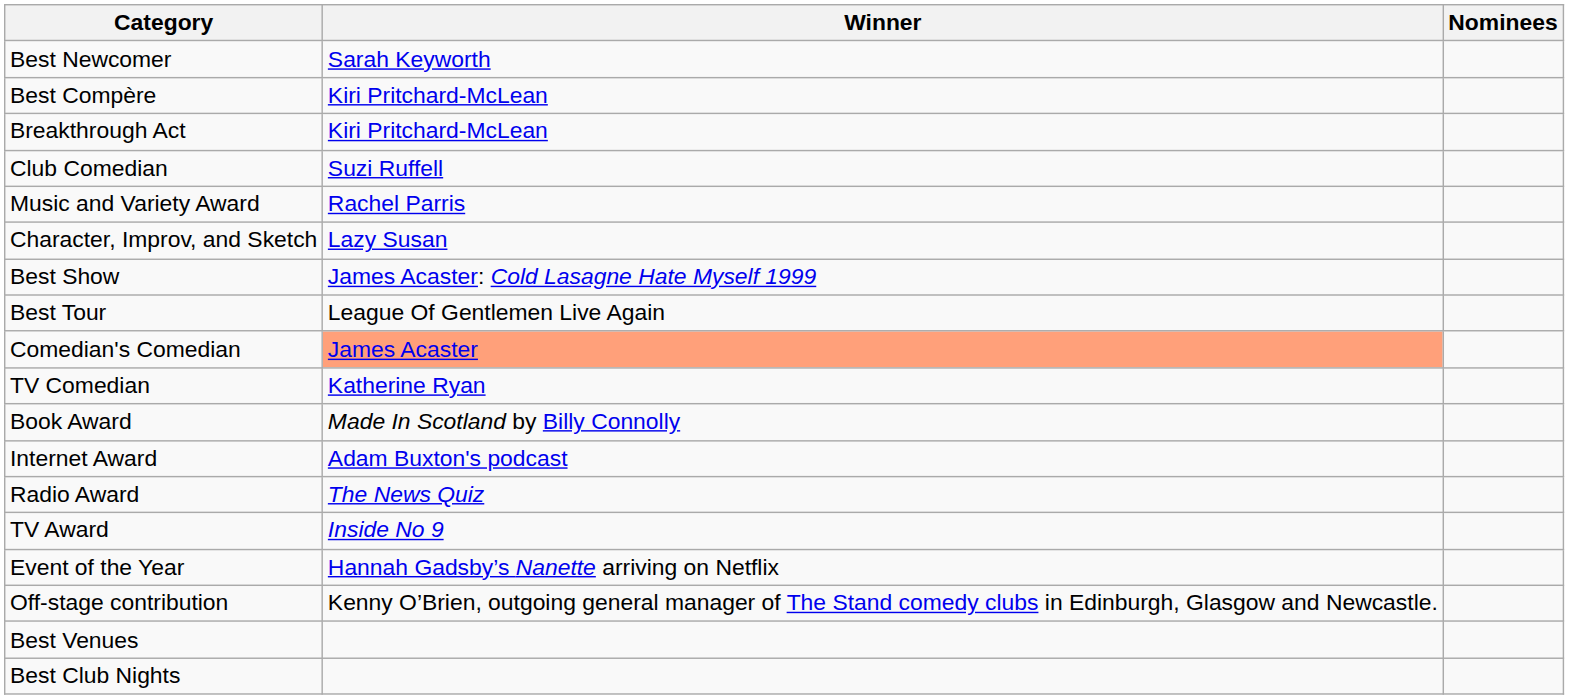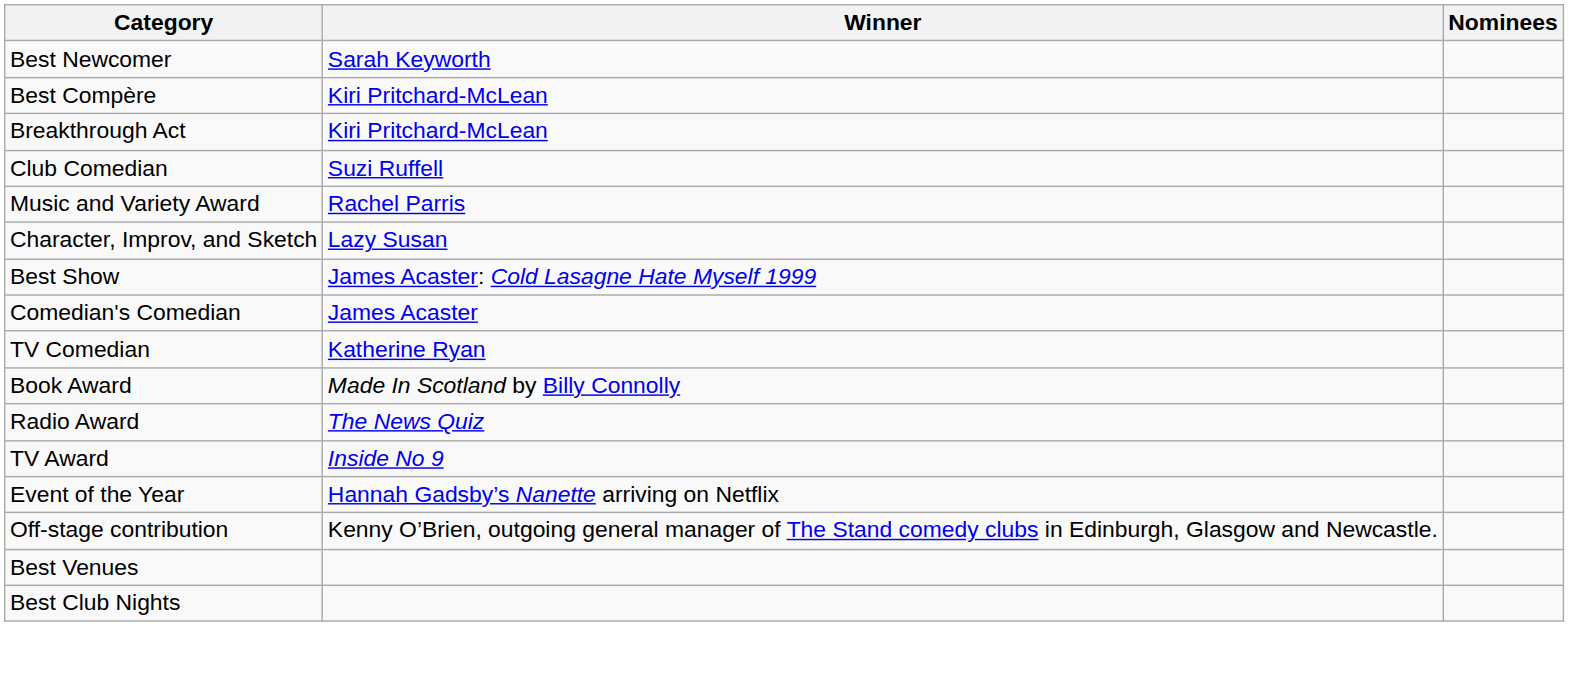- row: (58, 312)
(403, 349) lightsalmon background -> (403, 312) no background
- row: (84, 458)
